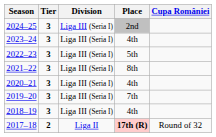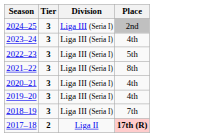- column: (180, 12)
(132, 97) 7th -> (132, 97) 4th
(132, 111) 4th -> (132, 111) 7th
